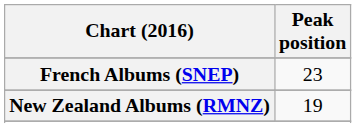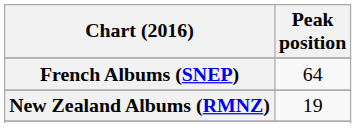(313, 74) 23 -> (313, 74) 64
